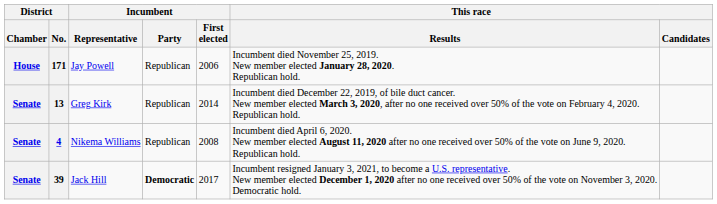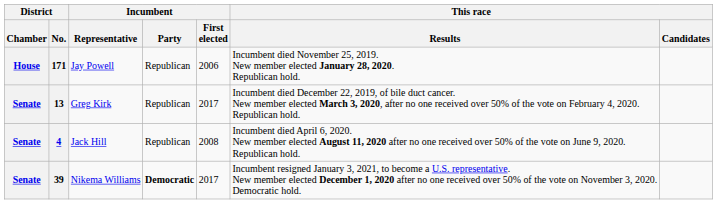(209, 104) 2014 -> (209, 104) 2017
(106, 142) Nikema Williams -> (89, 142) Jack Hill
(89, 180) Jack Hill -> (106, 180) Nikema Williams
